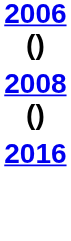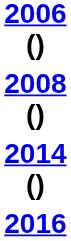+ row: (35, 169)
